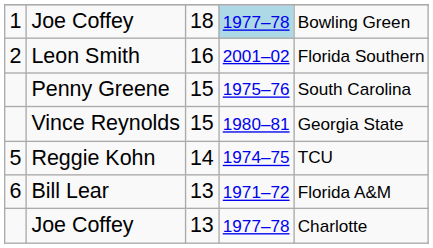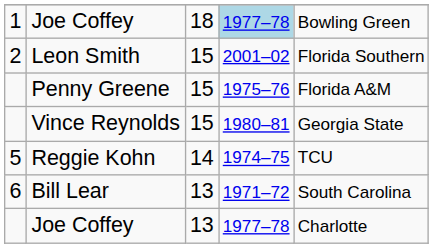(202, 55) 16 -> (202, 55) 15
(354, 90) South Carolina -> (344, 90) Florida A&M
(344, 192) Florida A&M -> (354, 192) South Carolina
